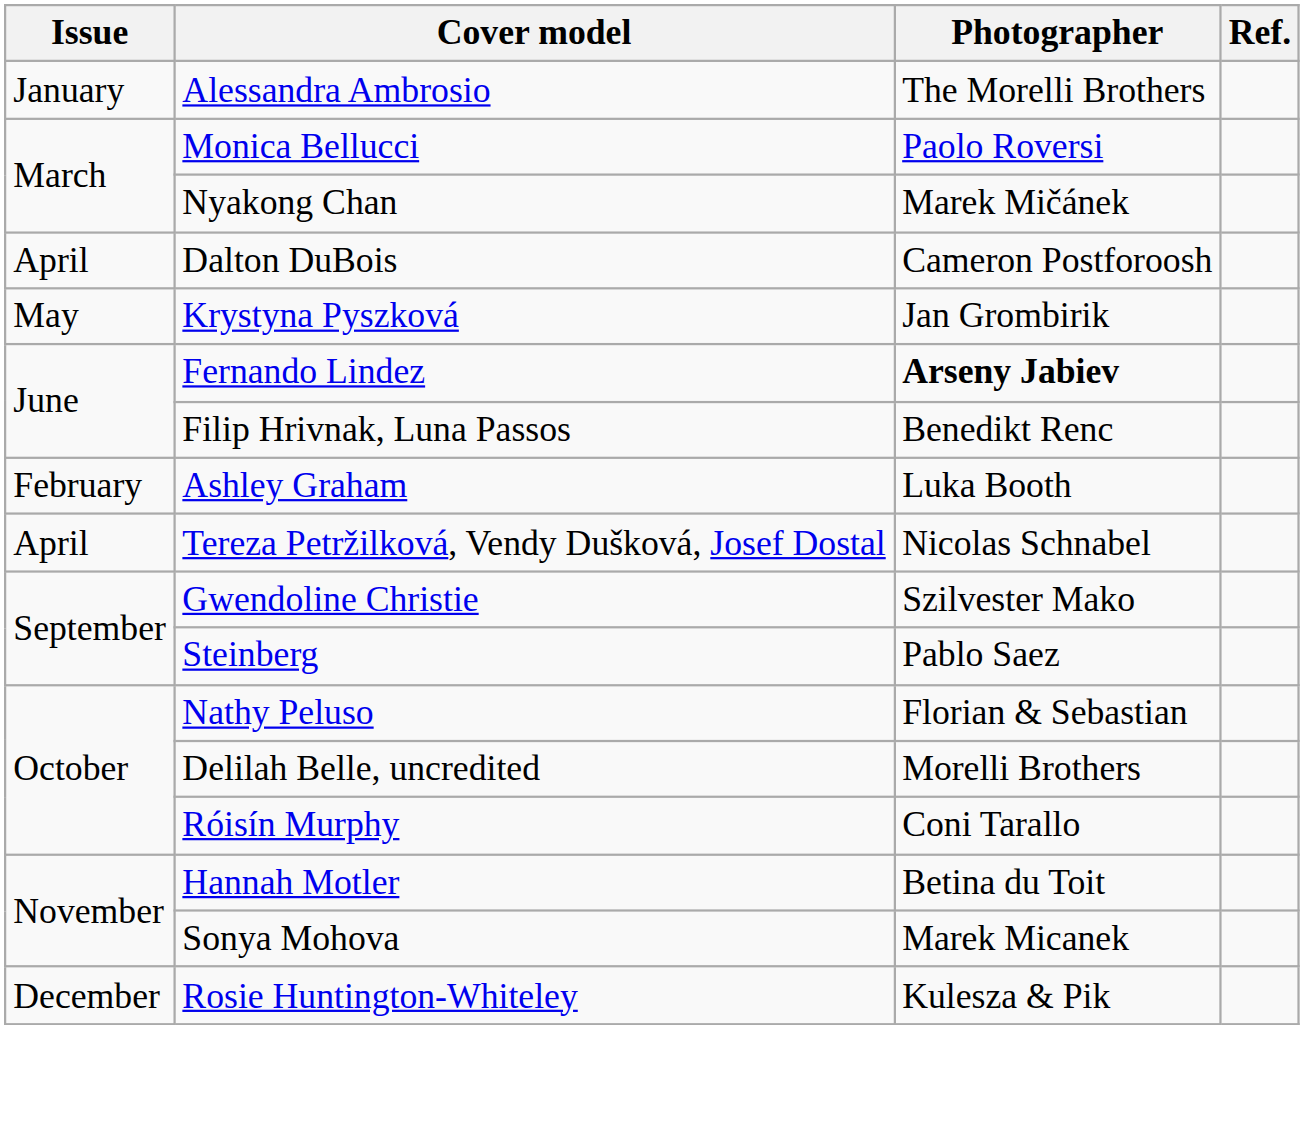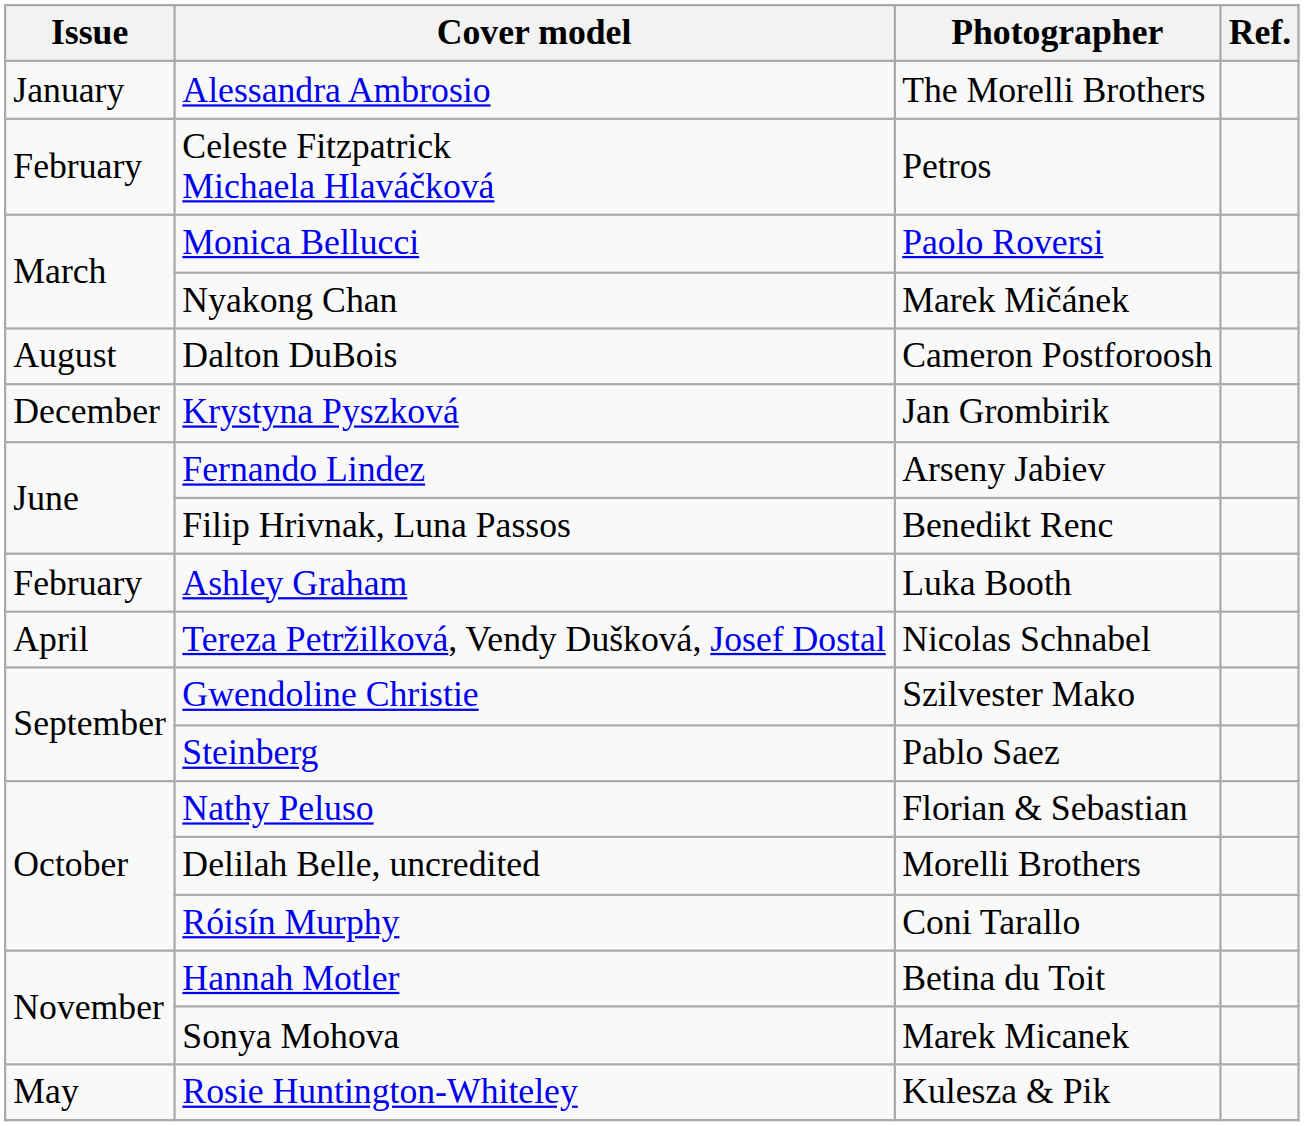+ row: (338, 166)
(51, 259) April -> (65, 355) August
(46, 315) May -> (87, 412) December
(1011, 372) bold -> (1004, 469) normal
(87, 994) December -> (46, 1091) May
